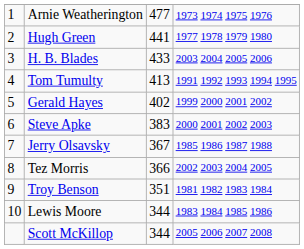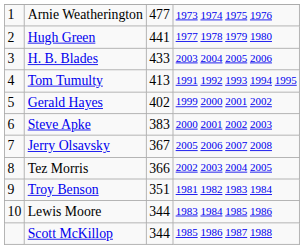(224, 146) 1985 1986 1987 1988 -> (224, 146) 2005 2006 2007 2008
(224, 233) 2005 2006 2007 2008 -> (224, 233) 1985 1986 1987 1988
